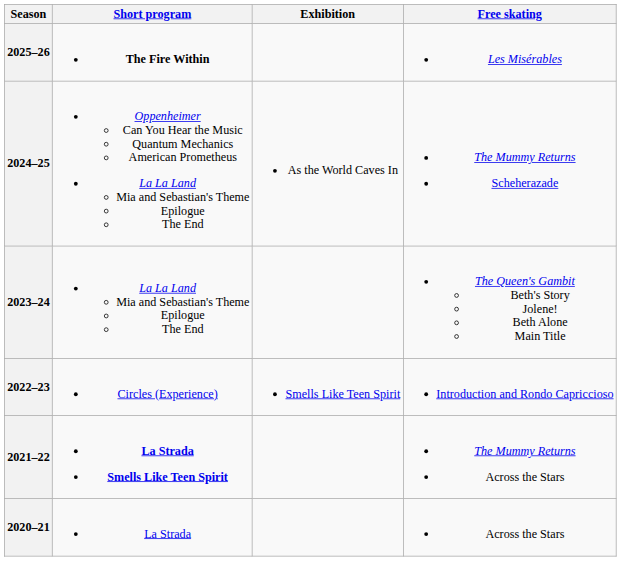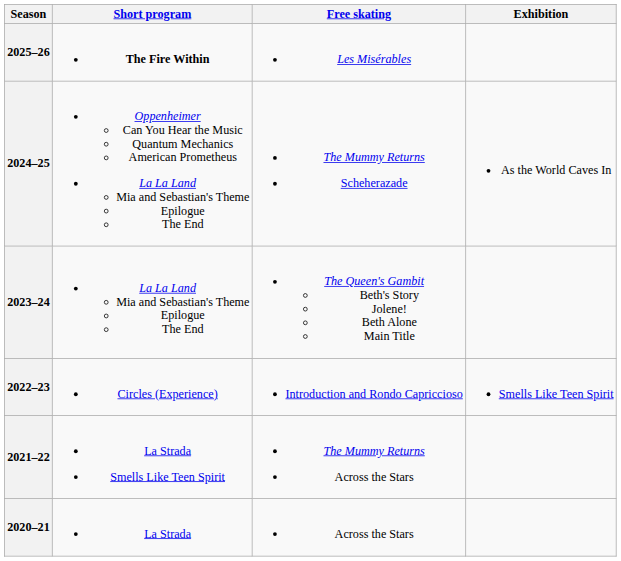columns swapped: (510, 14) <-> (328, 14)
(152, 464) bold -> (152, 464) normal
